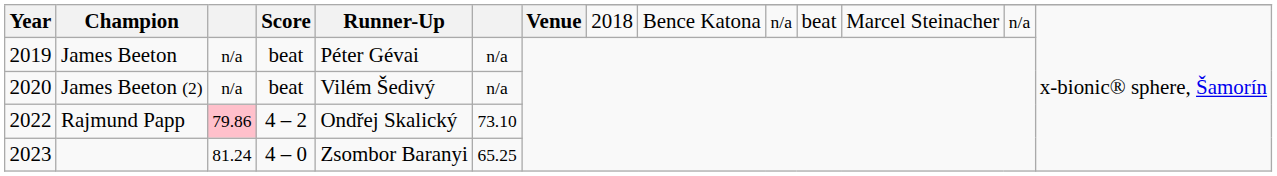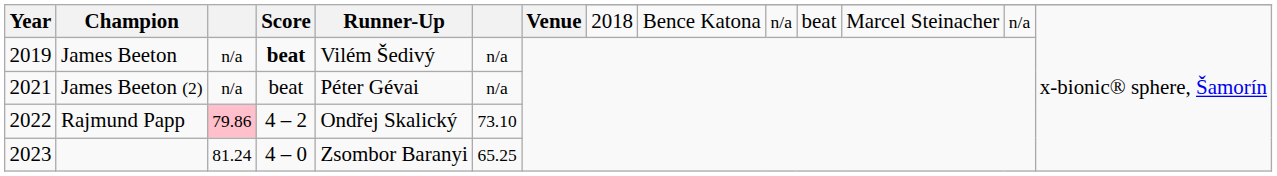(286, 54) normal -> (286, 54) bold
(370, 54) Péter Gévai -> (378, 54) Vilém Šedivý
(30, 87) 2020 -> (30, 87) 2021
(378, 87) Vilém Šedivý -> (370, 87) Péter Gévai
